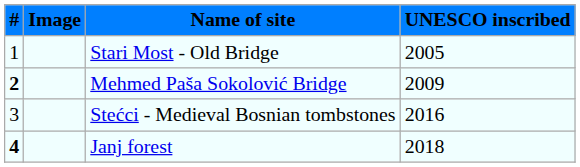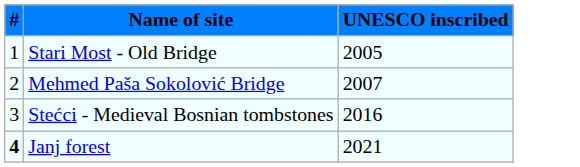- column: (55, 20)
(14, 83) bold -> (14, 83) normal
(425, 83) 2009 -> (363, 83) 2007
(425, 146) 2018 -> (363, 146) 2021
